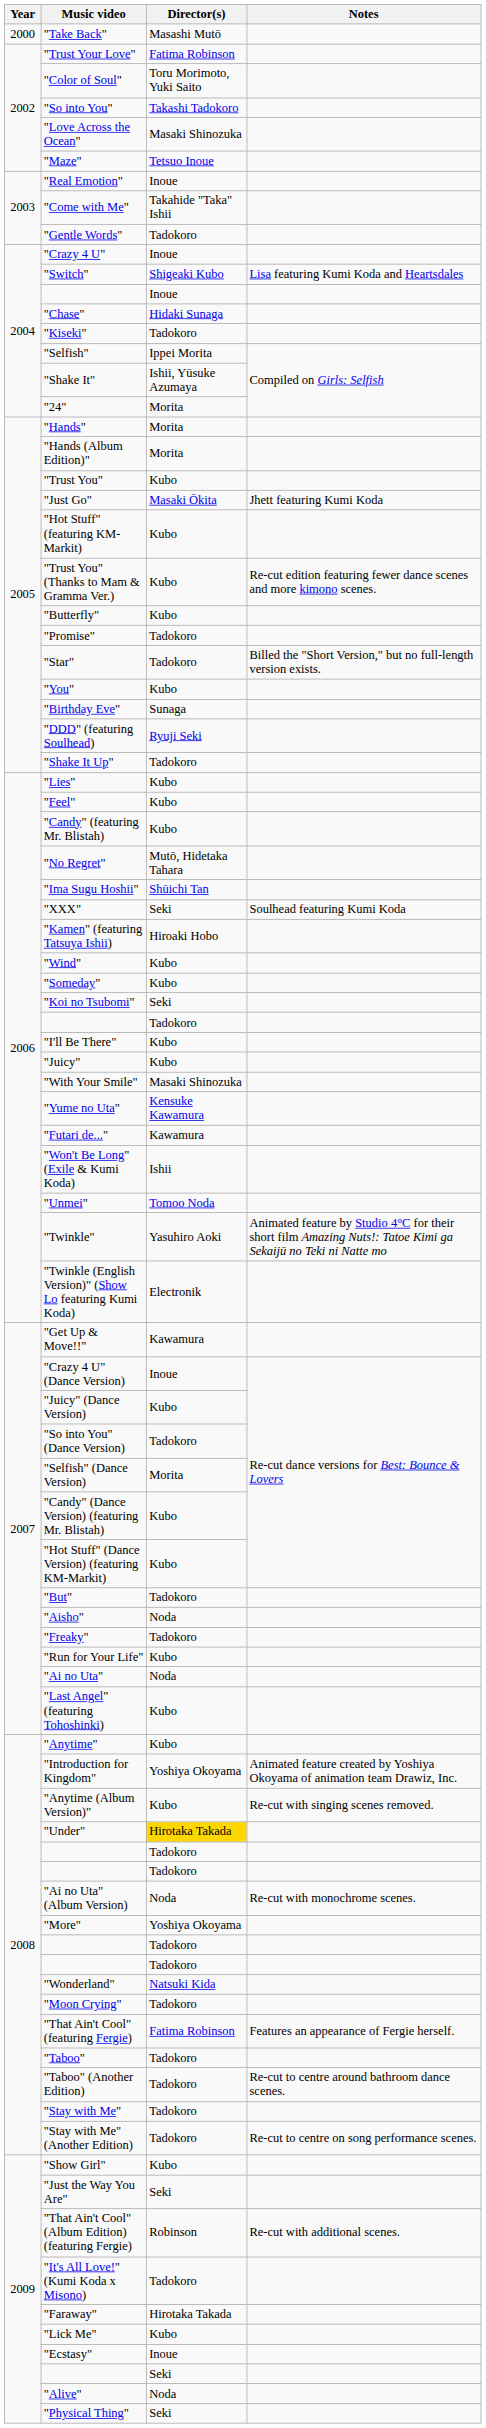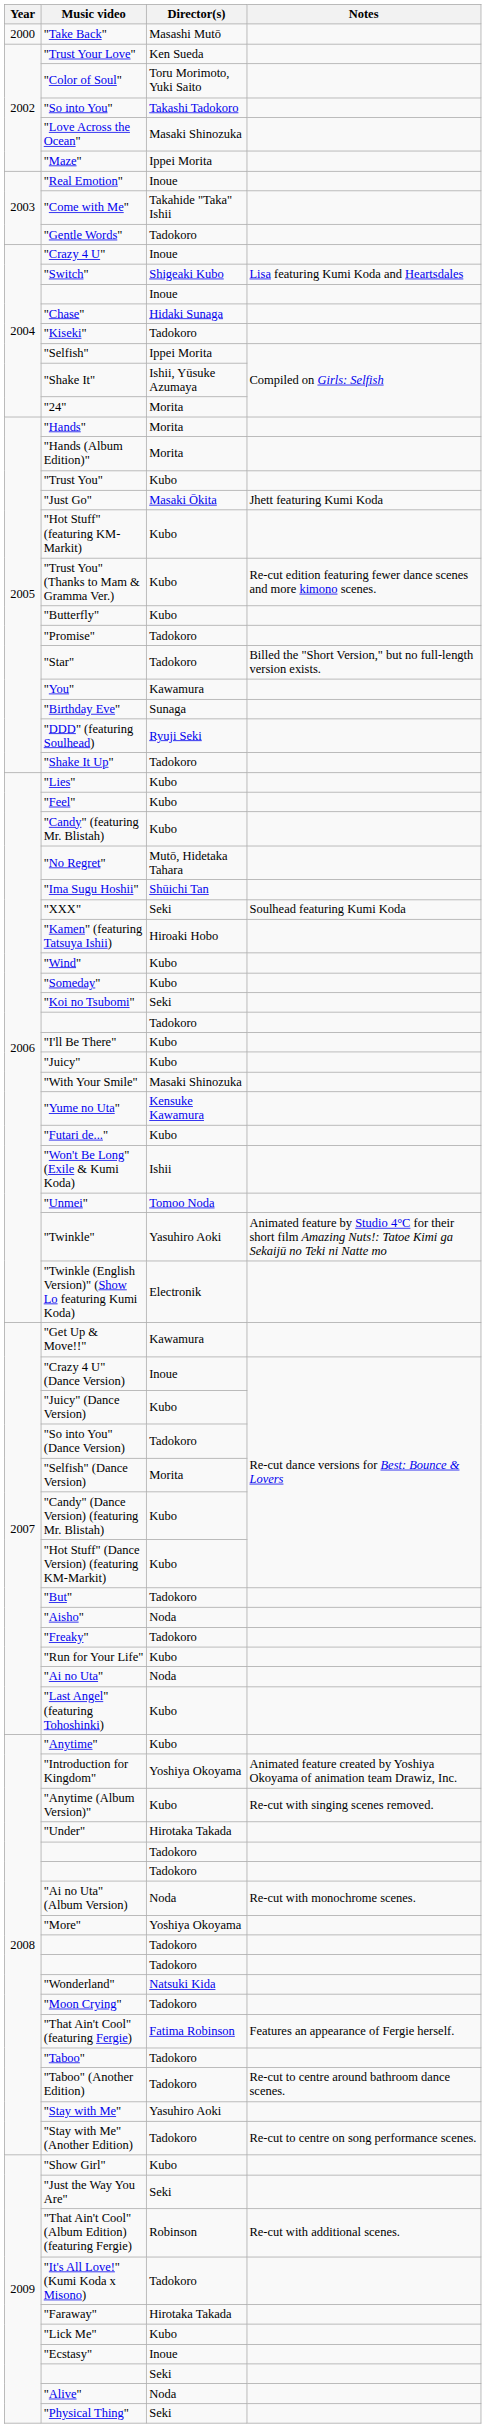(192, 53) Fatima Robinson -> (176, 53) Ken Sueda
(182, 161) Tetsuo Inoue -> (181, 161) Ippei Morita
(163, 689) Kubo -> (177, 689) Kawamura
(177, 1135) Kawamura -> (163, 1135) Kubo
(190, 1831) gold background -> (190, 1831) no background
(173, 2111) Tadokoro -> (185, 2111) Yasuhiro Aoki
